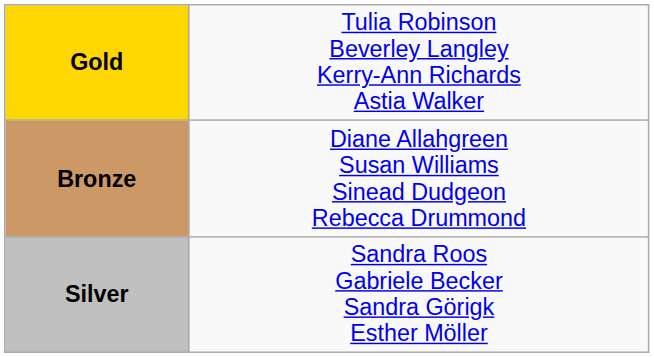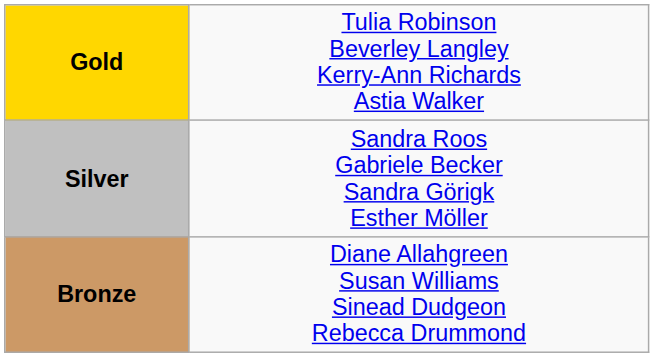rows swapped: (97, 294) <-> (97, 178)
